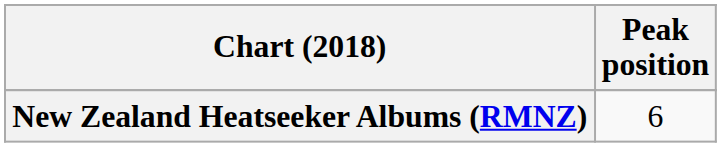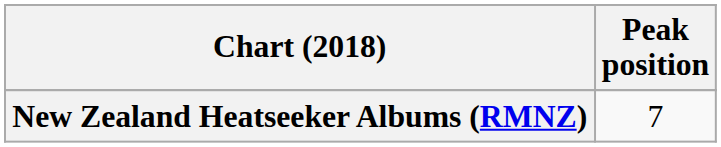(656, 115) 6 -> (656, 115) 7
